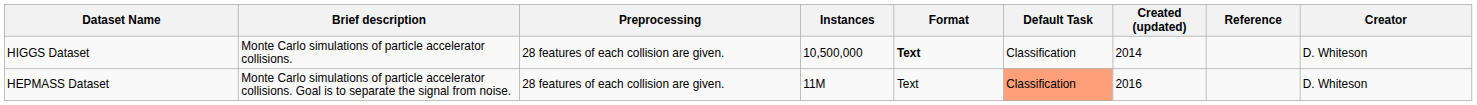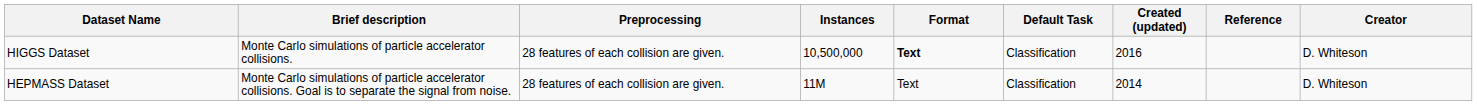(1129, 52) 2014 -> (1129, 52) 2016
(1041, 84) lightsalmon background -> (1041, 84) no background
(1129, 84) 2016 -> (1129, 84) 2014
